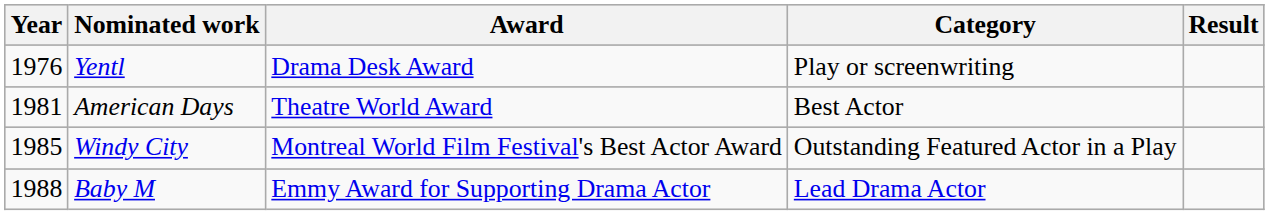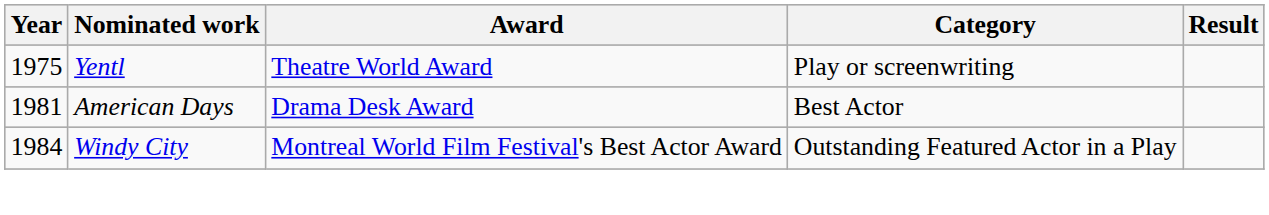(37, 65) 1976 -> (37, 65) 1975
(372, 65) Drama Desk Award -> (382, 65) Theatre World Award
(382, 106) Theatre World Award -> (372, 106) Drama Desk Award
(37, 147) 1985 -> (37, 147) 1984
- row: (115, 188)
